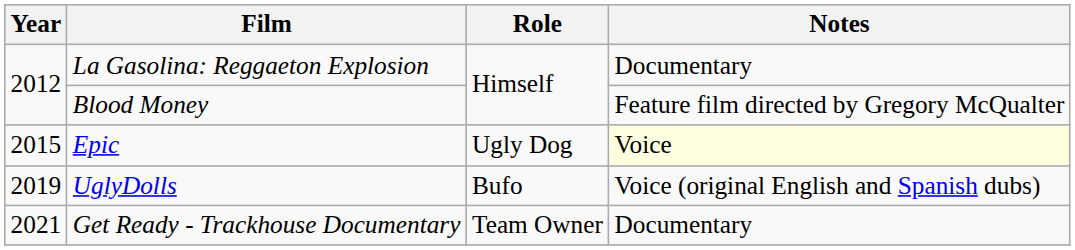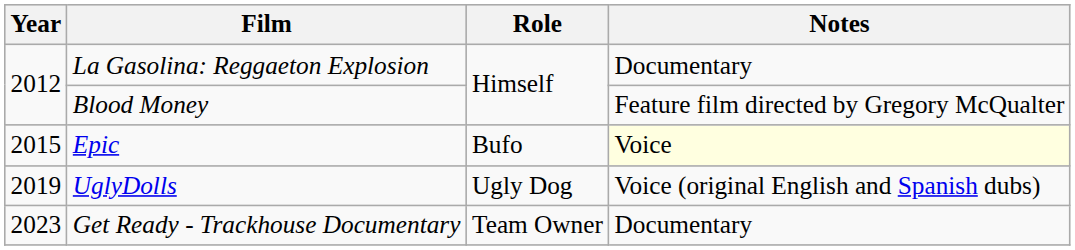(522, 144) Ugly Dog -> (497, 144) Bufo
(497, 184) Bufo -> (522, 184) Ugly Dog
(36, 225) 2021 -> (36, 225) 2023
